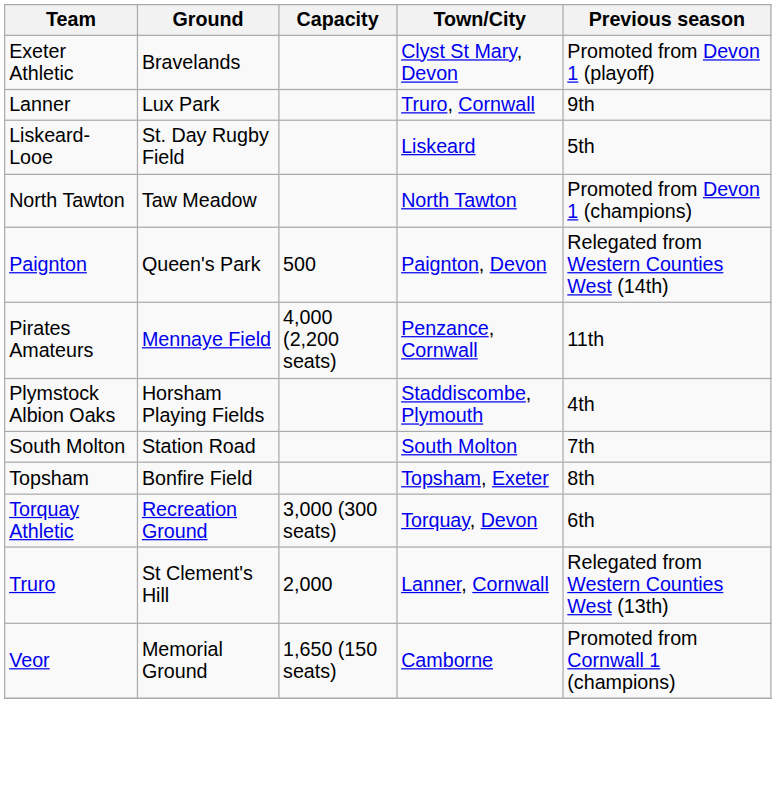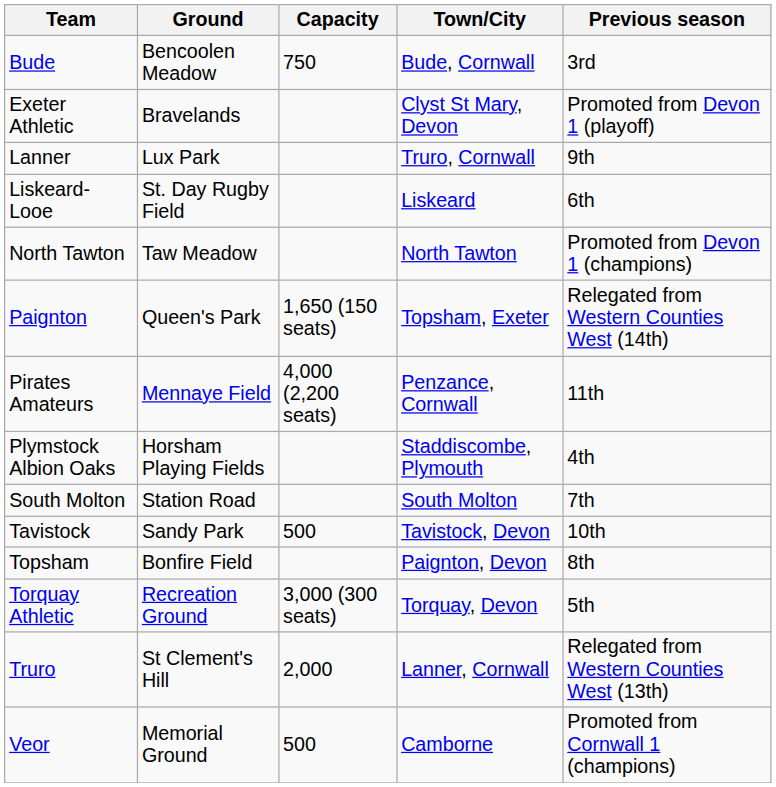+ row: (32, 62)
(581, 146) 5th -> (581, 200) 6th
(299, 264) 500 -> (330, 318) 1,650 (150 seats)
(474, 264) Paignton, Devon -> (475, 318) Topsham, Exeter
+ row: (50, 531)
(475, 478) Topsham, Exeter -> (474, 562) Paignton, Devon
(581, 520) 6th -> (581, 604) 5th
(330, 660) 1,650 (150 seats) -> (299, 744) 500
